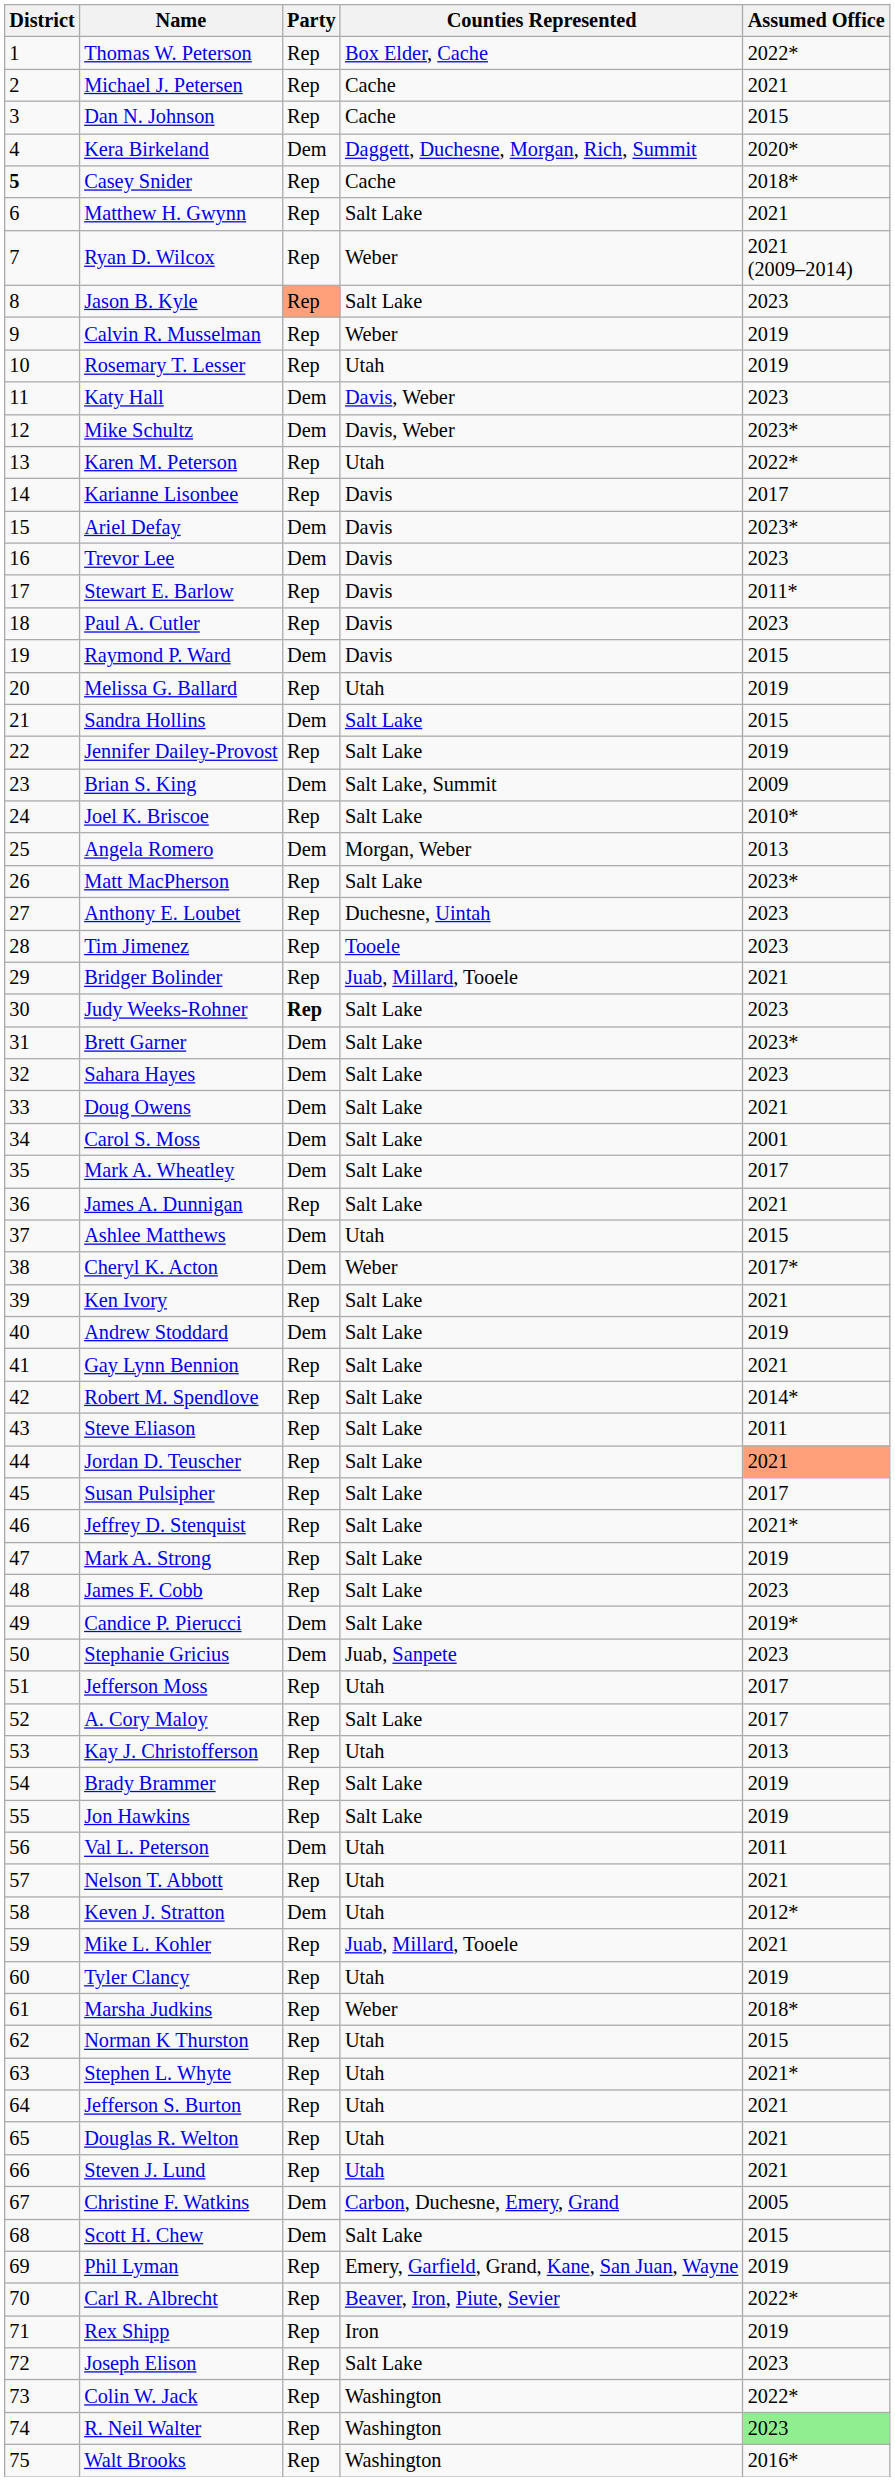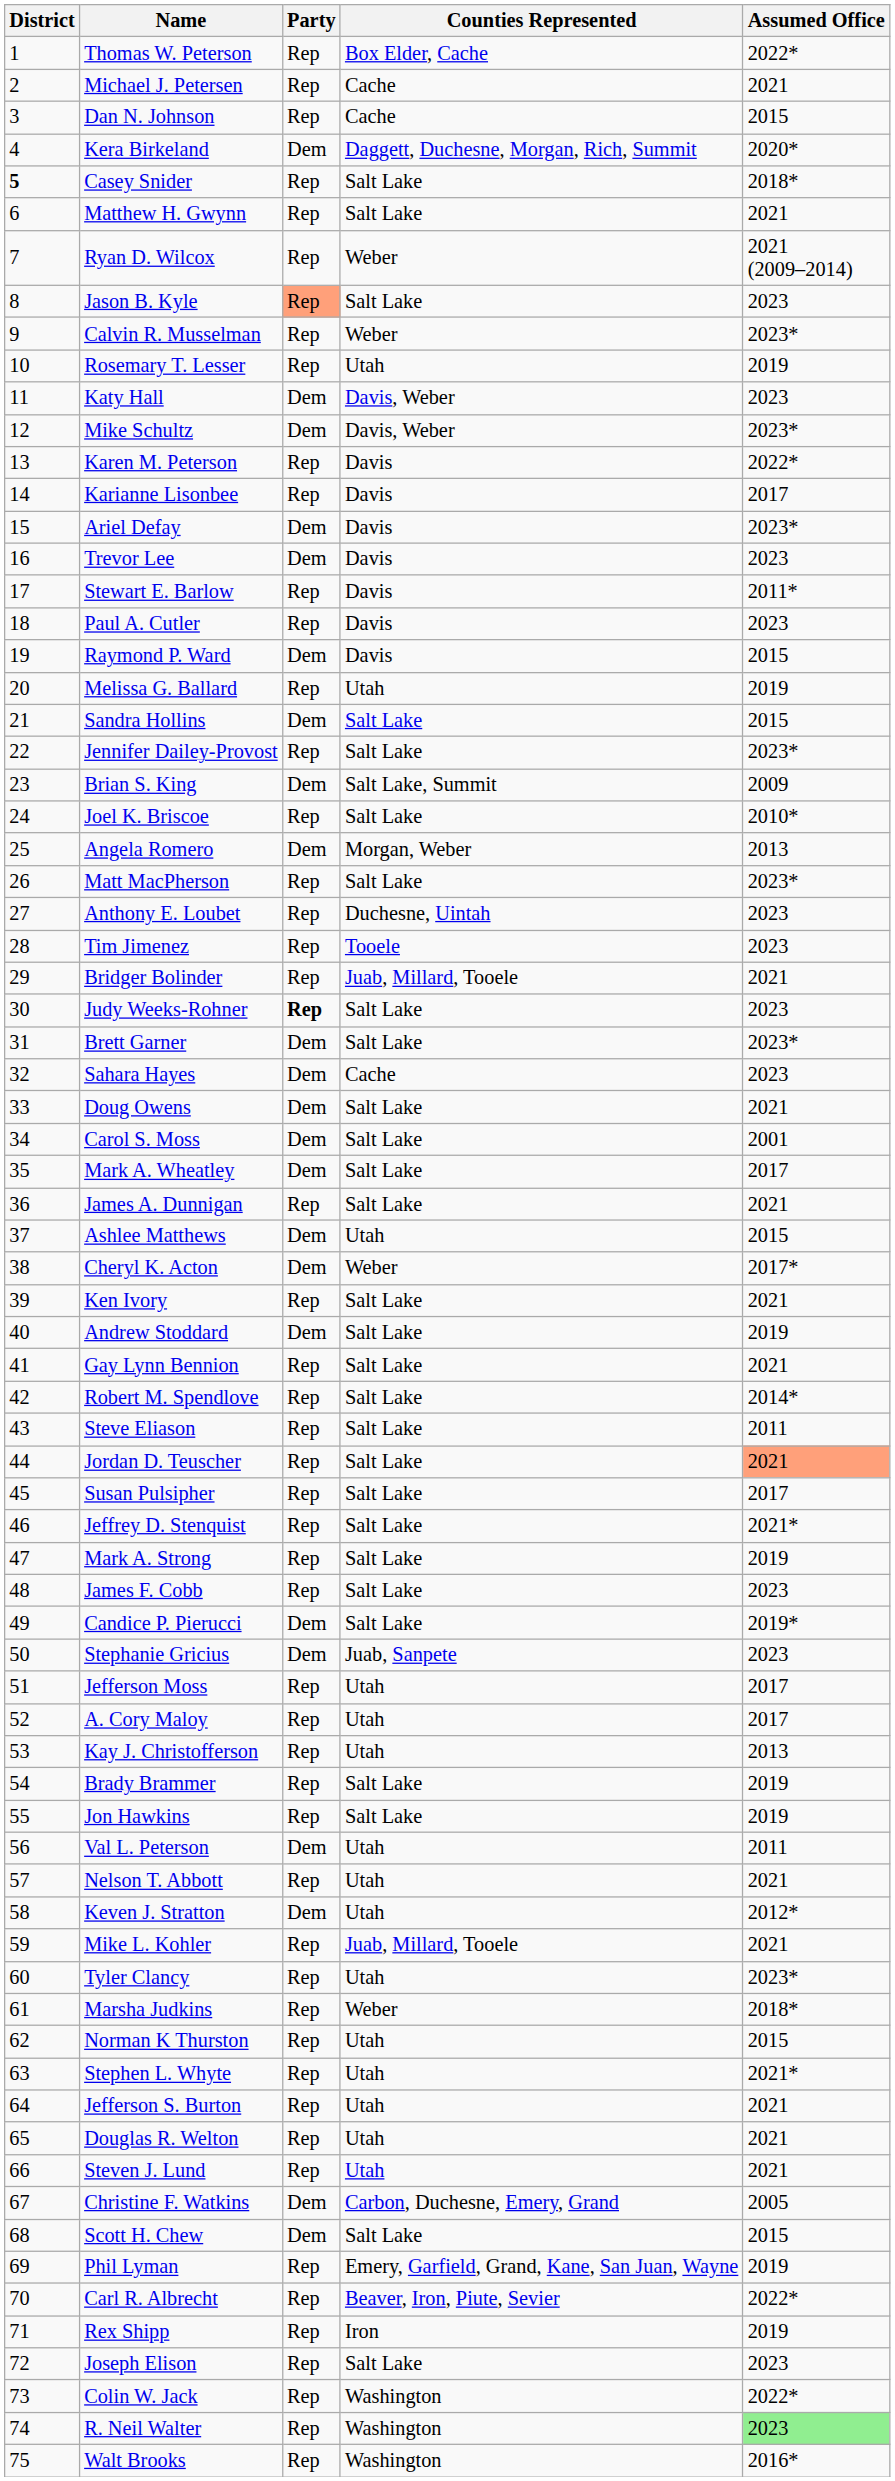(370, 181) Cache -> (384, 181) Salt Lake
(768, 333) 2019 -> (773, 333) 2023*
(365, 462) Utah -> (369, 462) Davis
(768, 752) 2019 -> (773, 752) 2023*
(384, 1074) Salt Lake -> (370, 1074) Cache
(384, 1719) Salt Lake -> (365, 1719) Utah
(768, 1977) 2019 -> (773, 1977) 2023*
